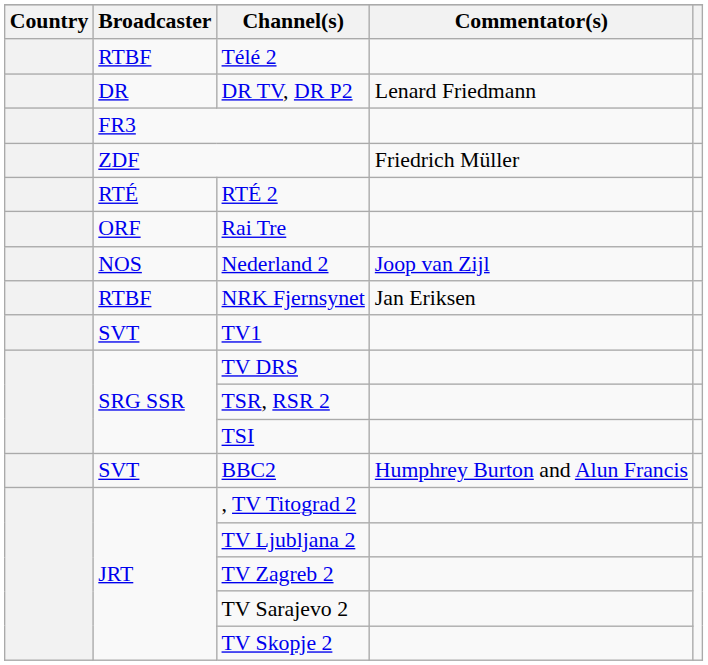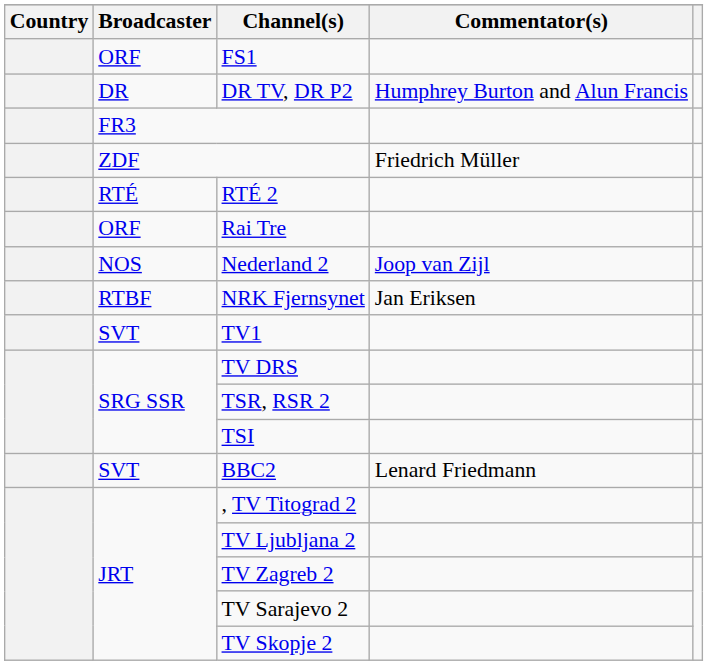+ row: (239, 56)
- row: (249, 56)
(455, 90) Lenard Friedmann -> (531, 90) Humphrey Burton and Alun Francis
(531, 470) Humphrey Burton and Alun Francis -> (455, 470) Lenard Friedmann
